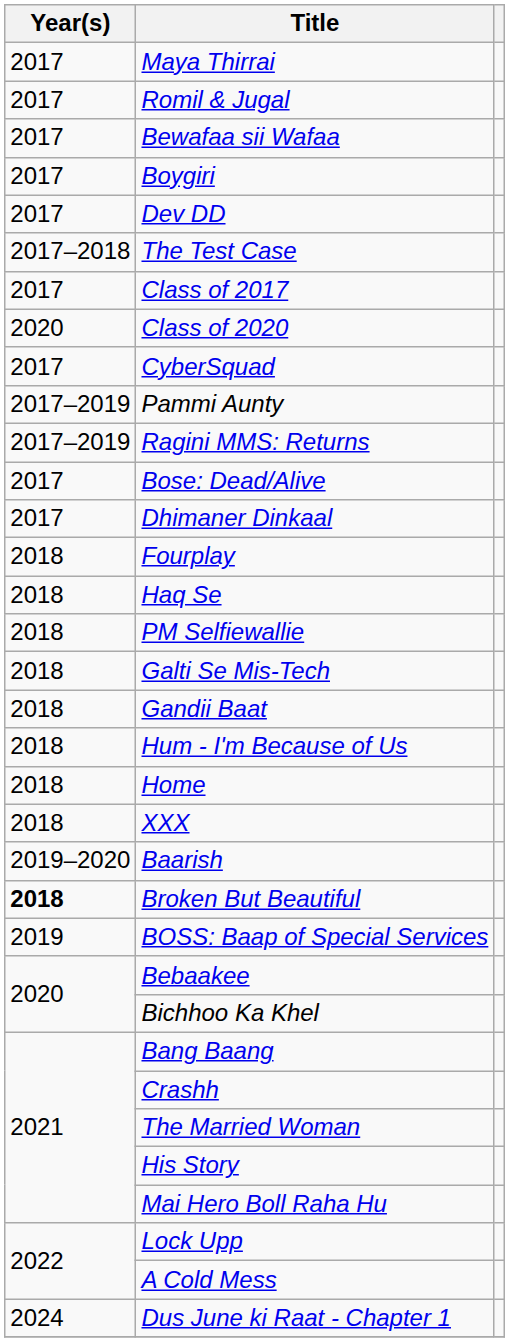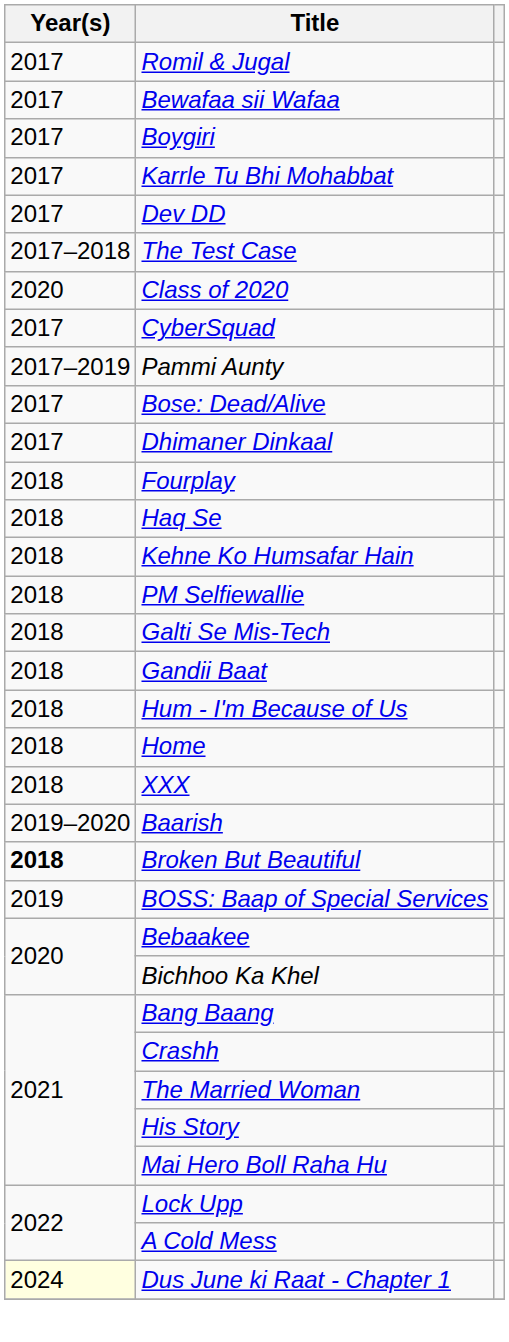- row: (208, 61)
+ row: (267, 175)
- row: (215, 289)
- row: (256, 442)
+ row: (278, 556)
(37, 1317) no background -> (37, 1279) lightyellow background
